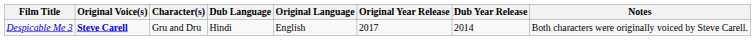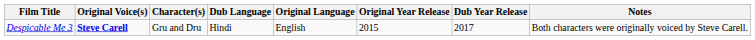(369, 27) 2017 -> (369, 27) 2015
(464, 27) 2014 -> (464, 27) 2017
